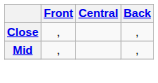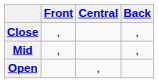+ row: (23, 68)
